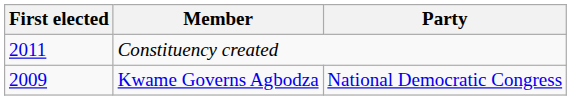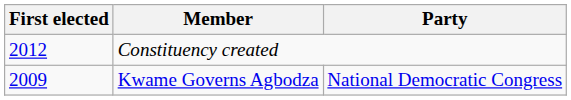(28, 49) 2011 -> (28, 49) 2012
